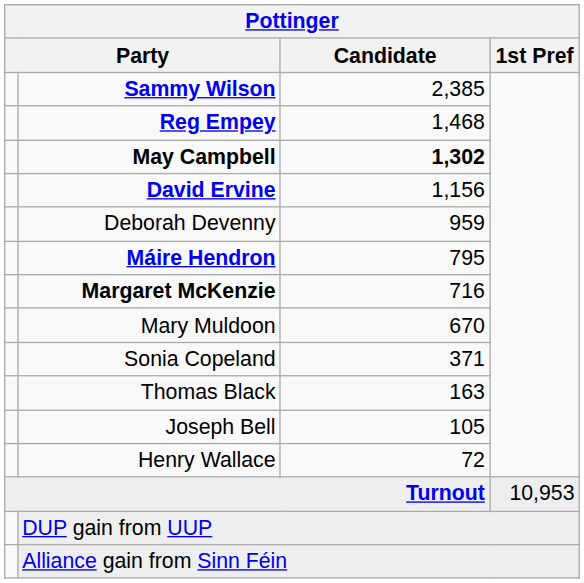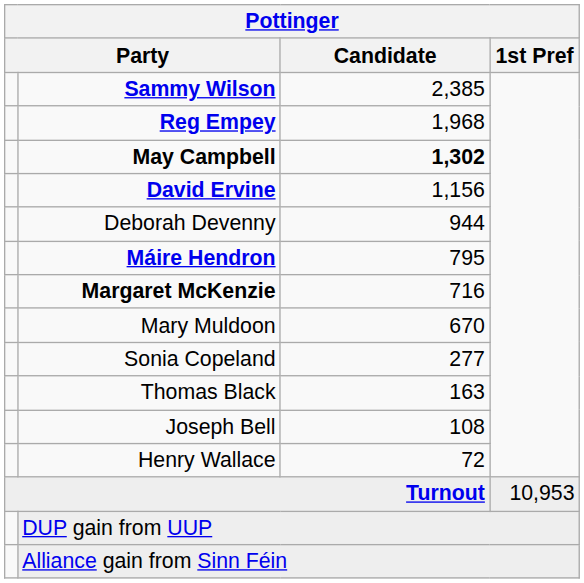(458, 122) 1,468 -> (458, 122) 1,968
(467, 223) 959 -> (467, 223) 944
(467, 358) 371 -> (467, 358) 277
(467, 426) 105 -> (467, 426) 108
